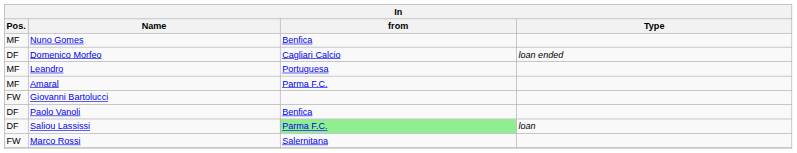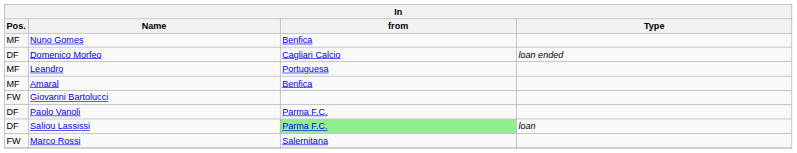(305, 84) Parma F.C. -> (297, 84) Benfica
(297, 112) Benfica -> (305, 112) Parma F.C.
